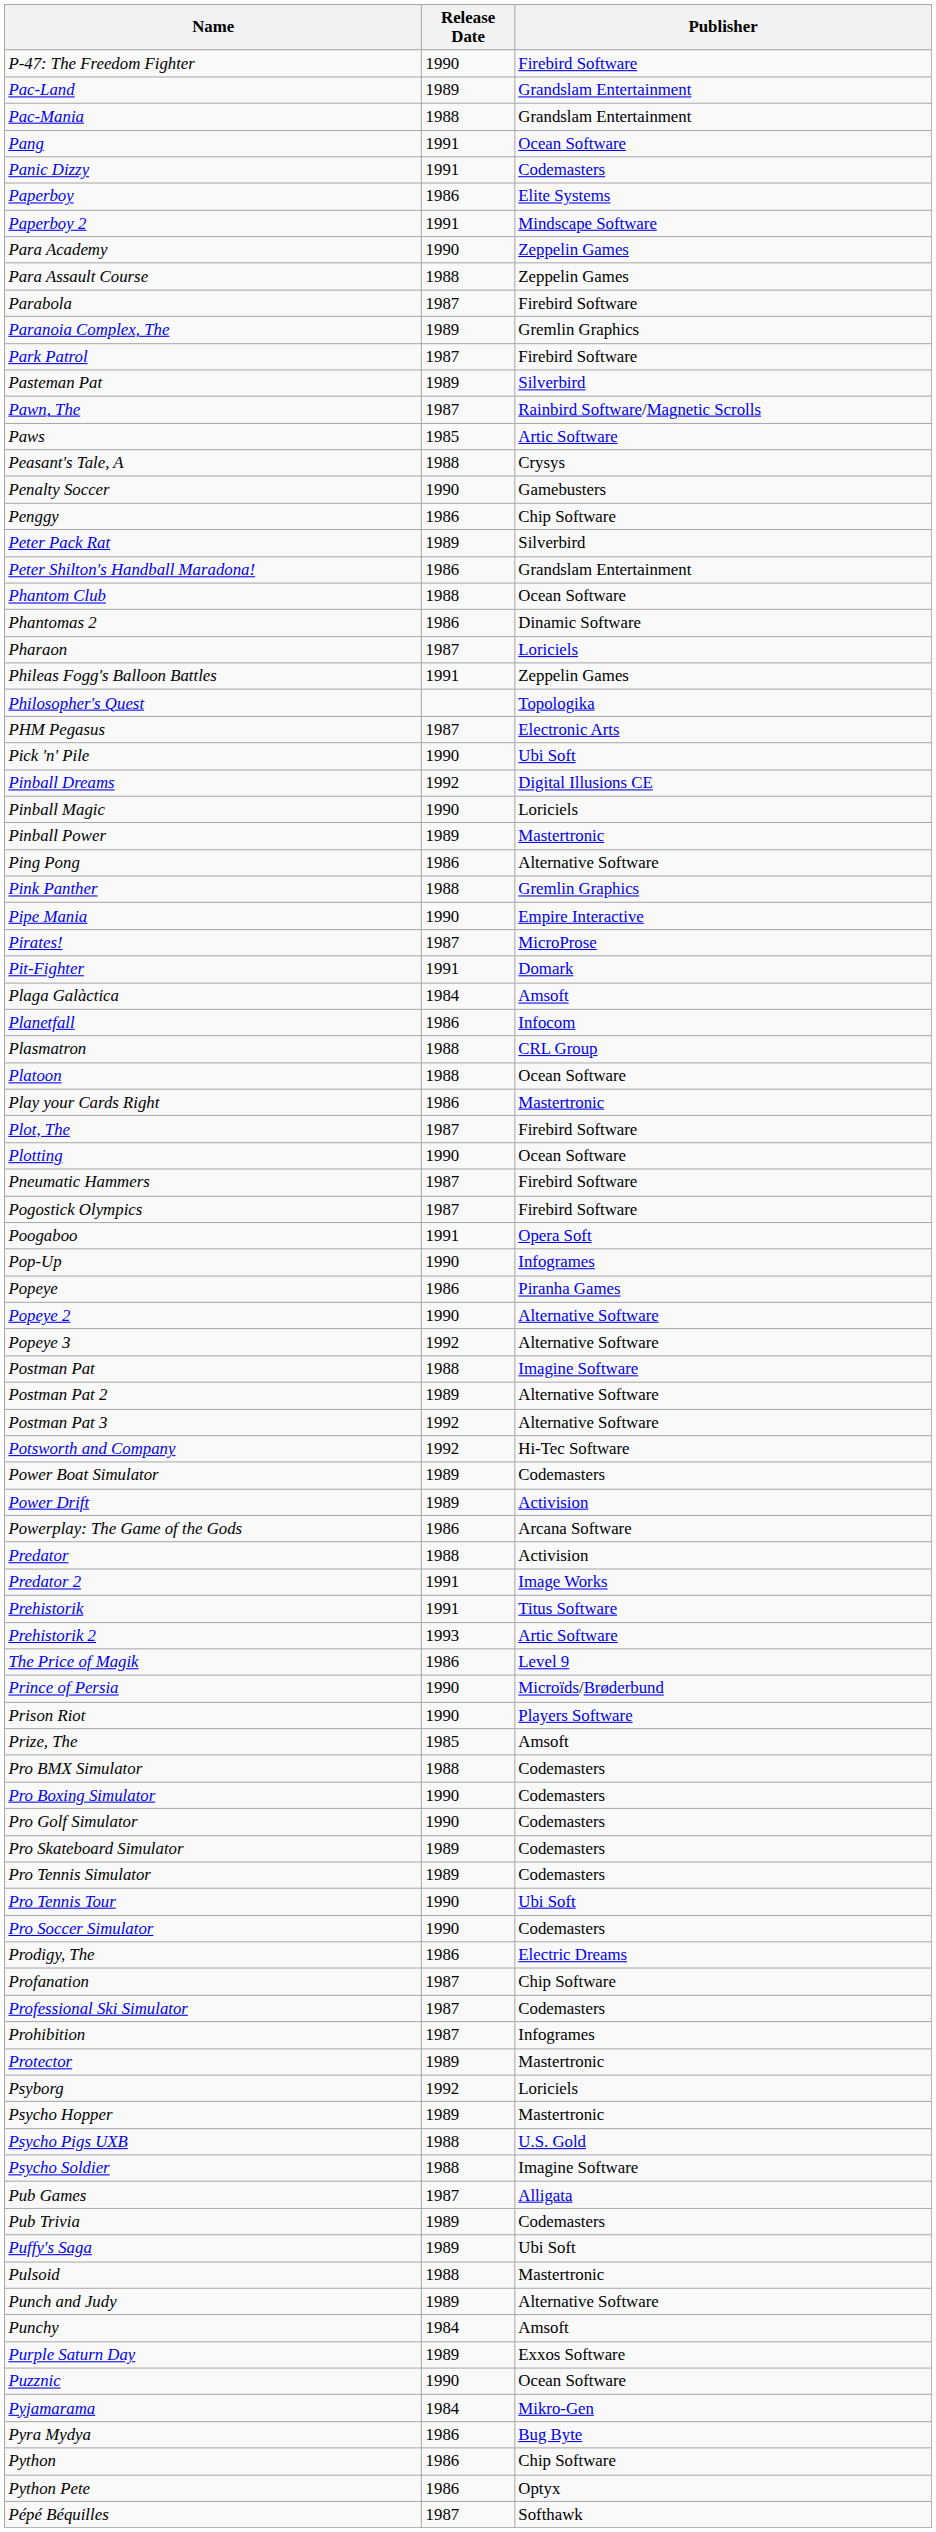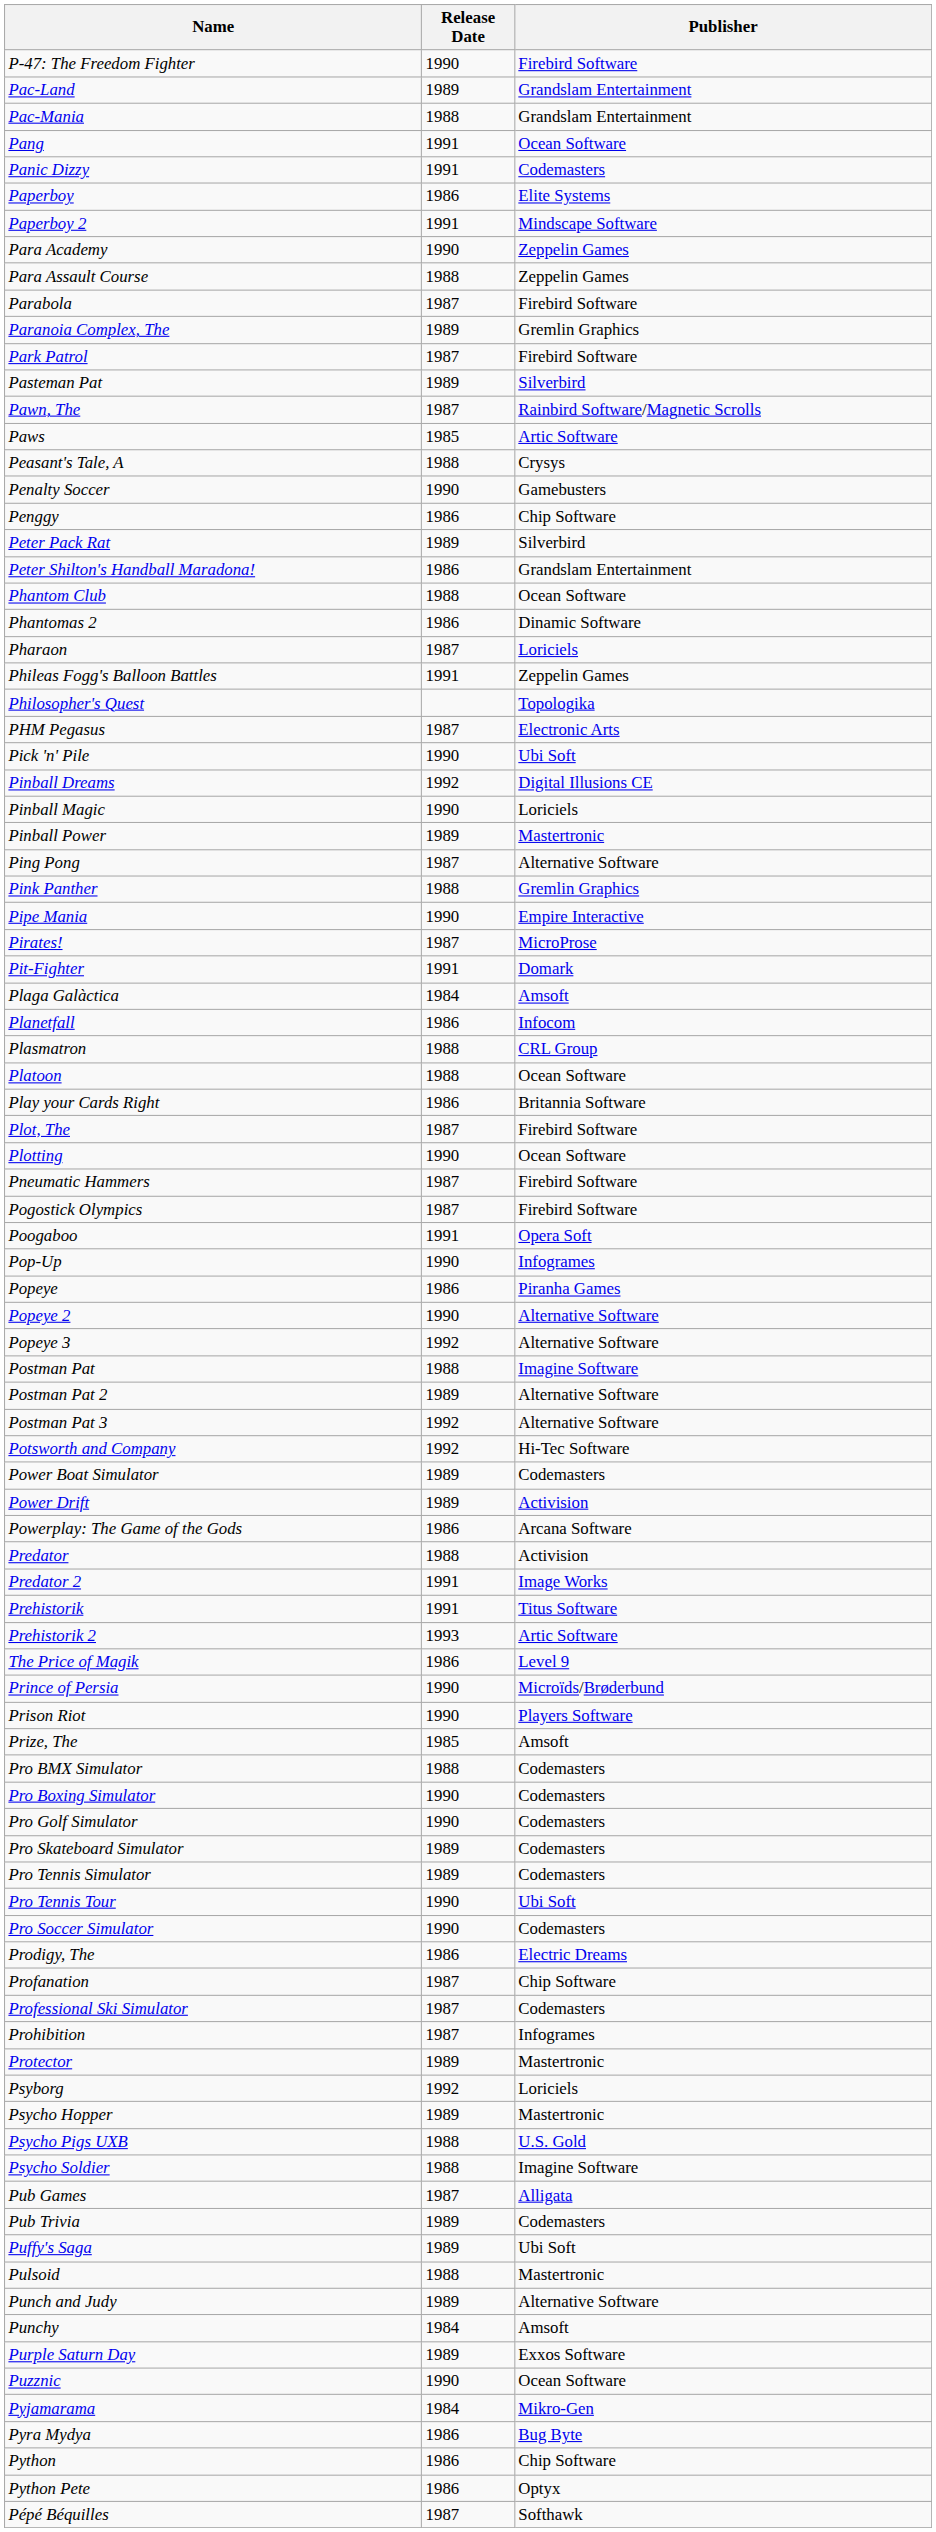(442, 862) 1986 -> (442, 862) 1987
(561, 1102) Mastertronic -> (582, 1102) Britannia Software
